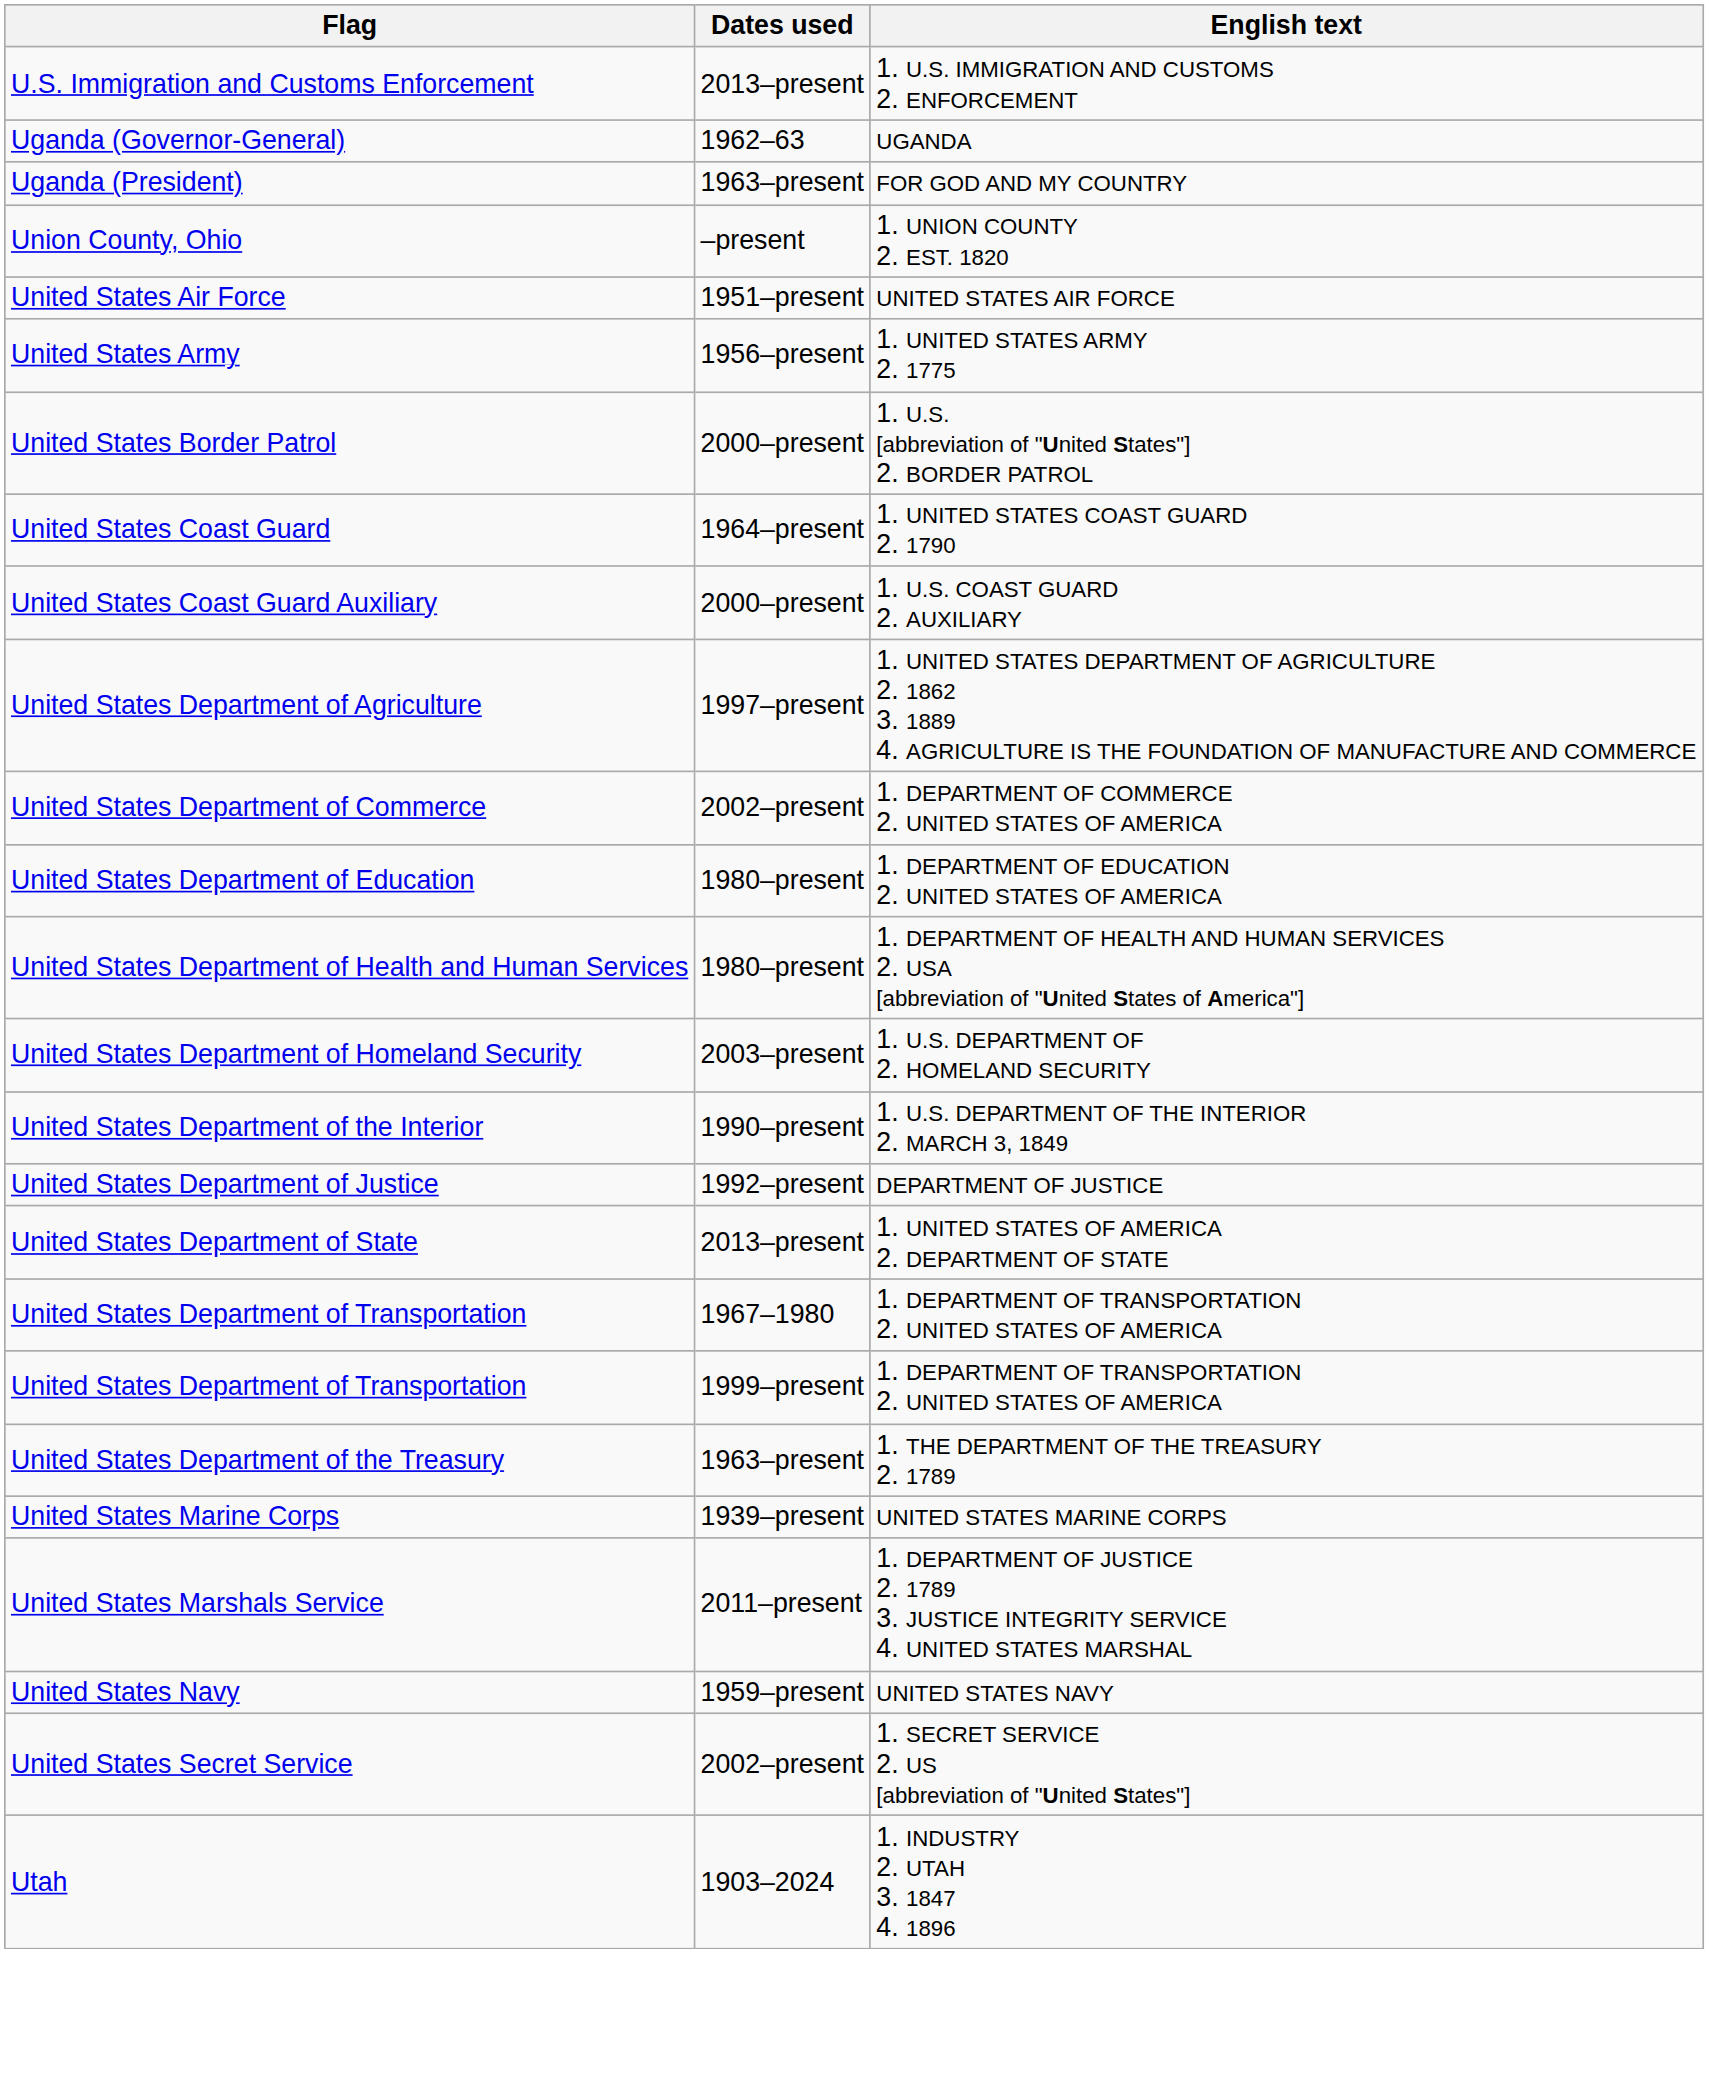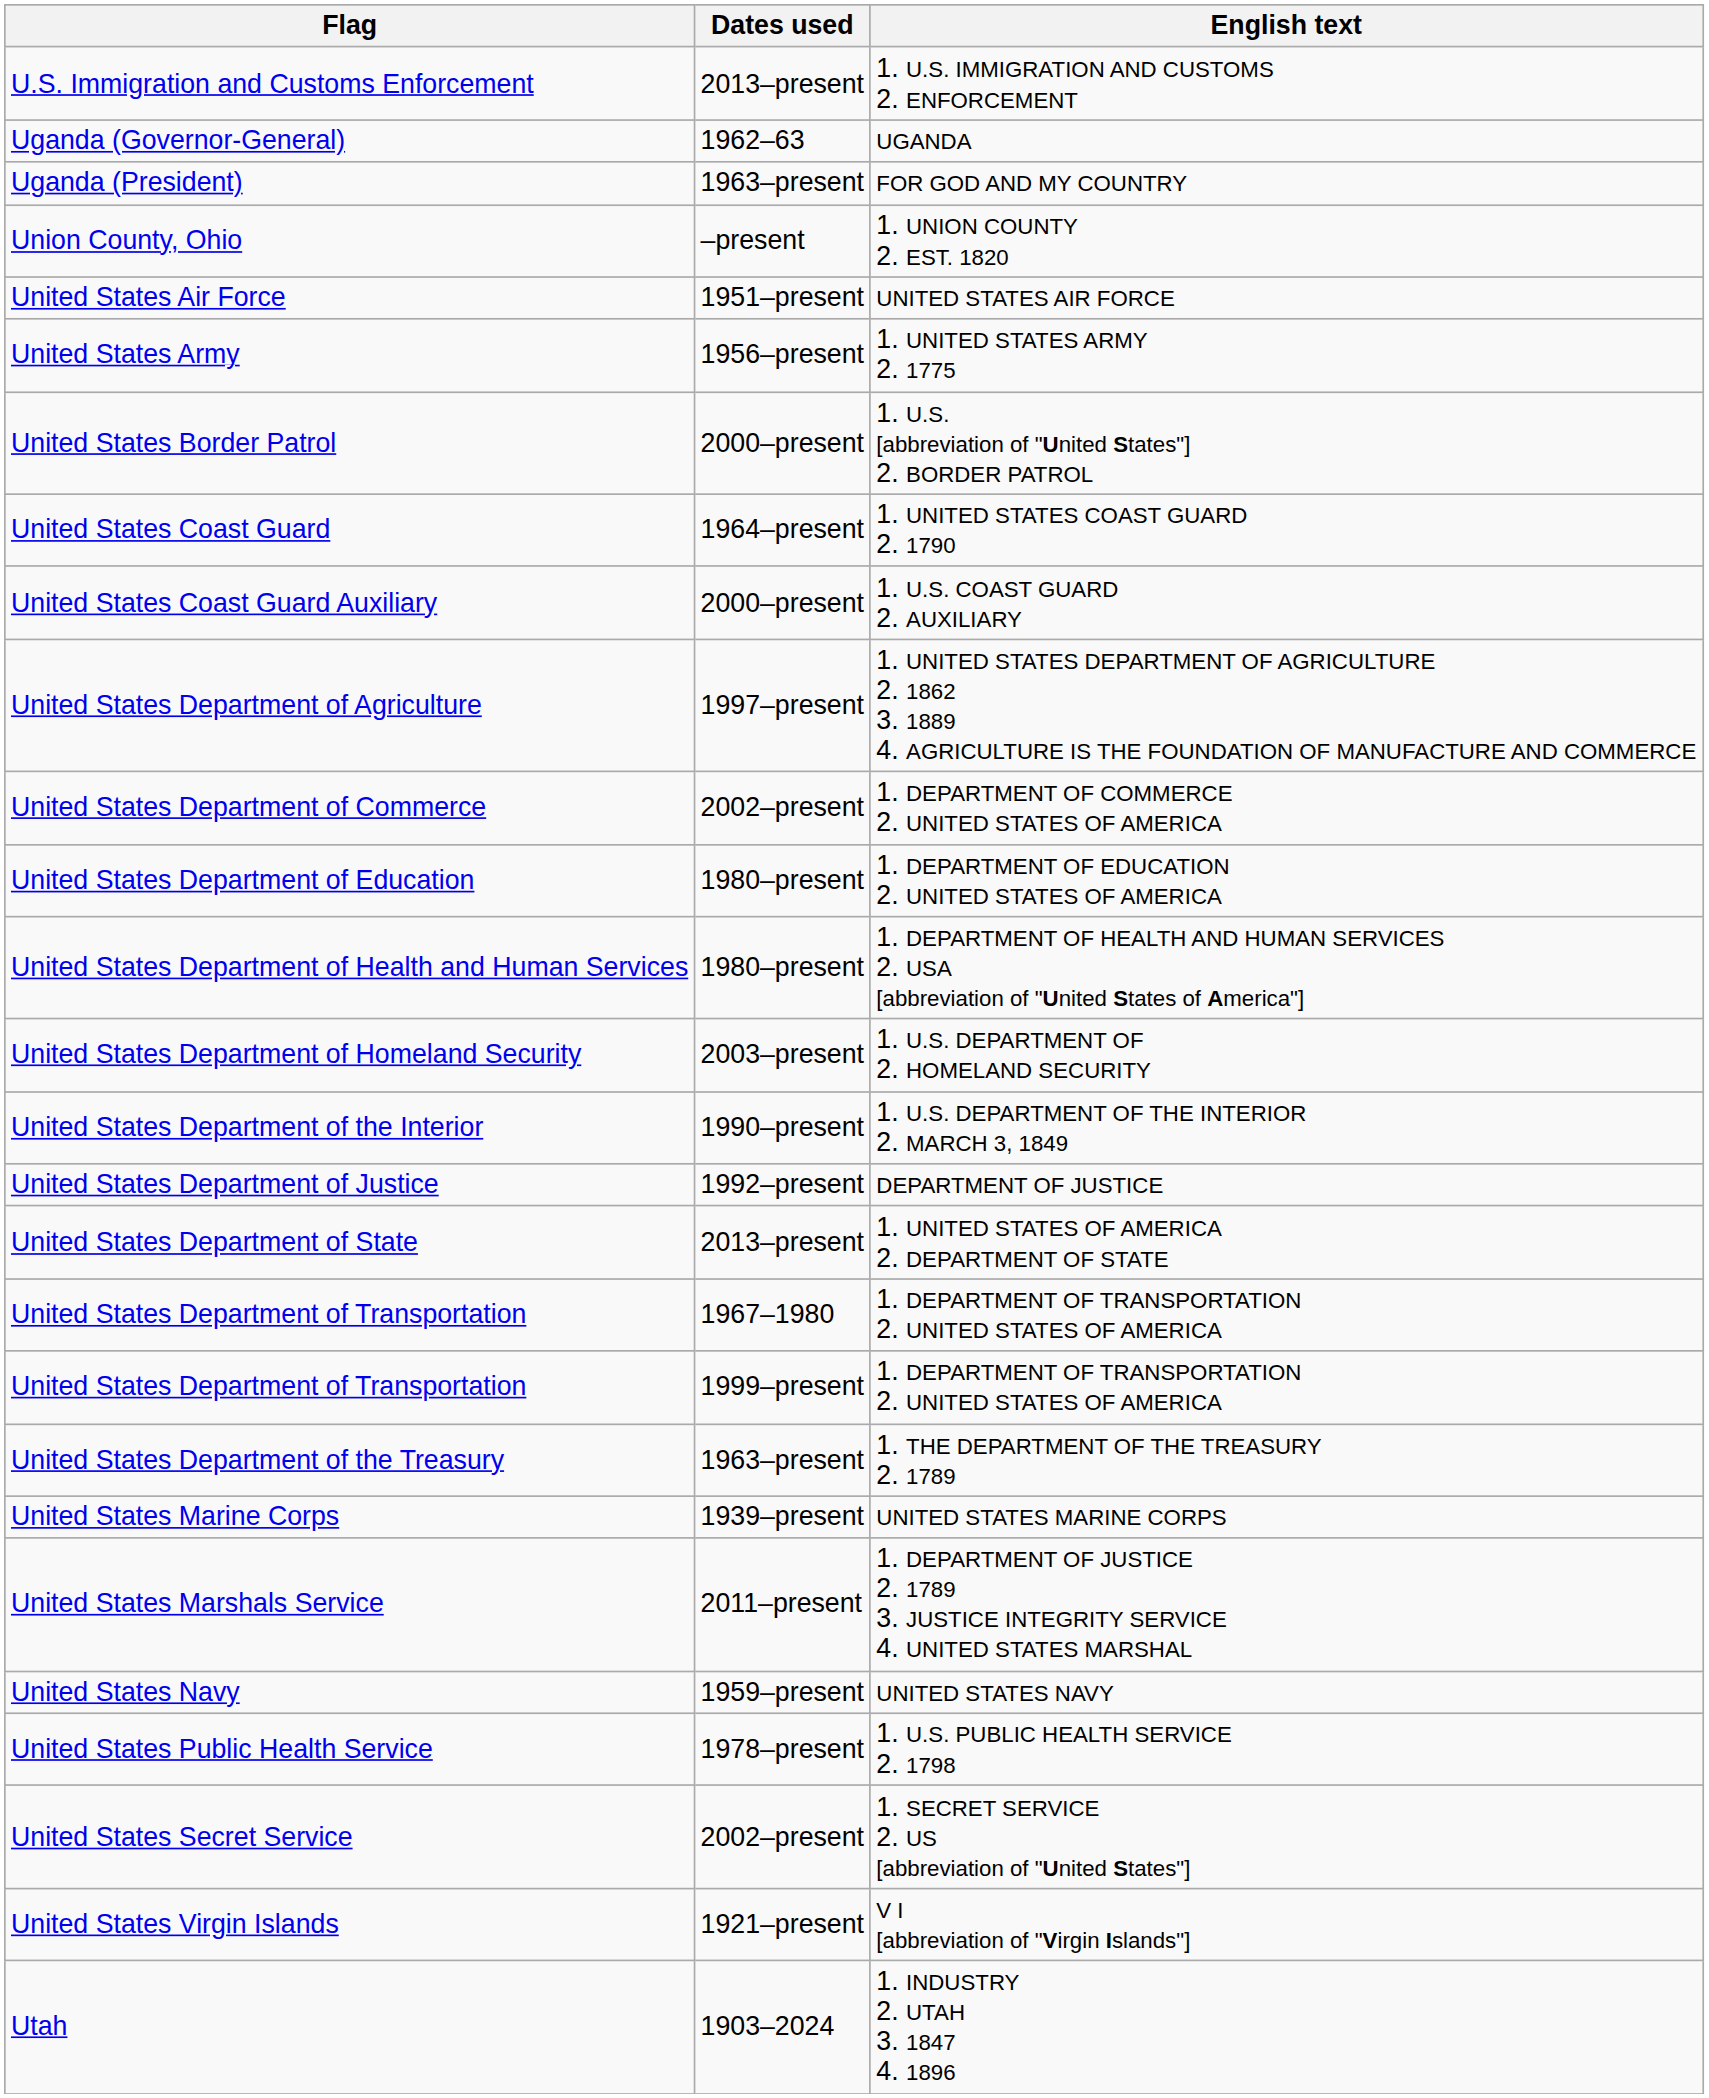+ row: (222, 1749)
+ row: (175, 1924)
